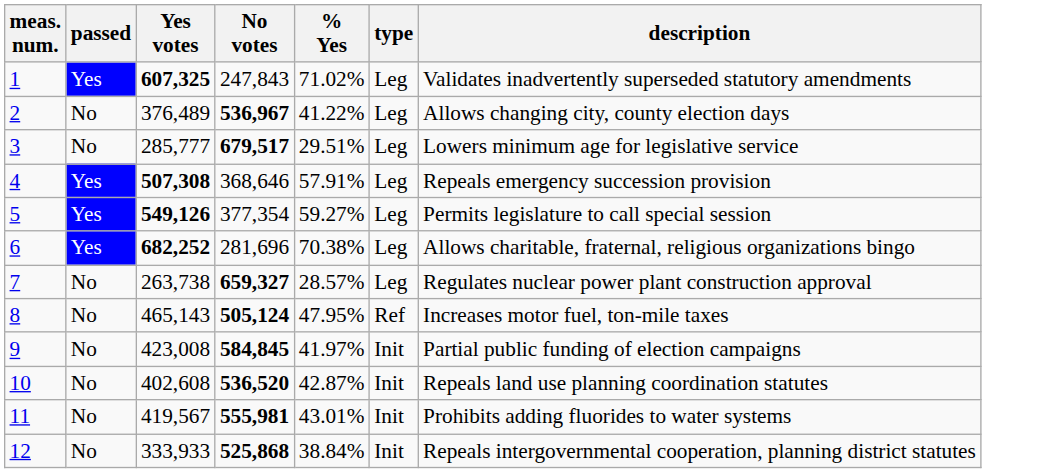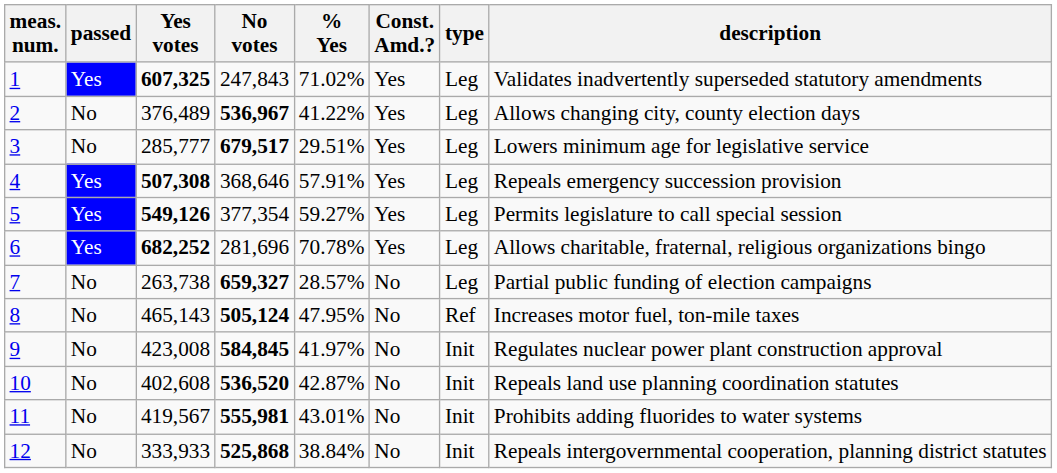+ column: (405, 33)
(332, 247) 70.38% -> (332, 247) 70.78%
(647, 281) Regulates nuclear power plant construction approval -> (683, 281) Partial public funding of election campaigns
(612, 349) Partial public funding of election campaigns -> (718, 349) Regulates nuclear power plant construction approval
